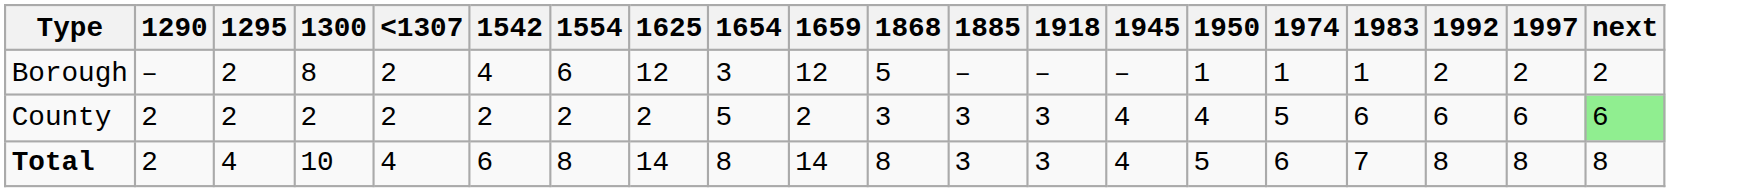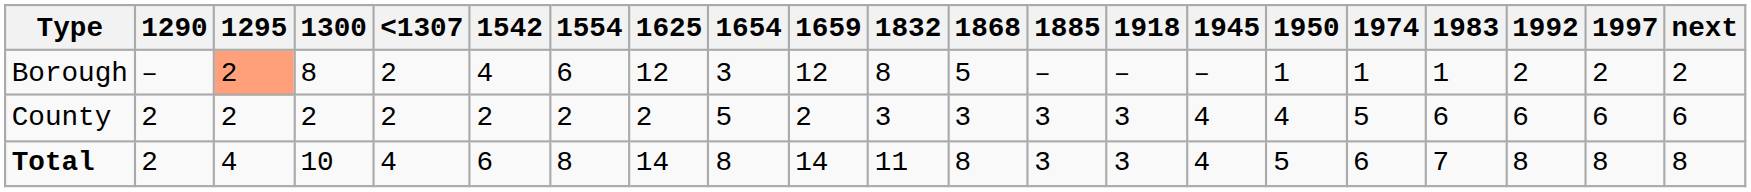+ column: (908, 28)
(229, 73) no background -> (229, 73) lightsalmon background
(1600, 118) lightgreen background -> (1680, 118) no background
